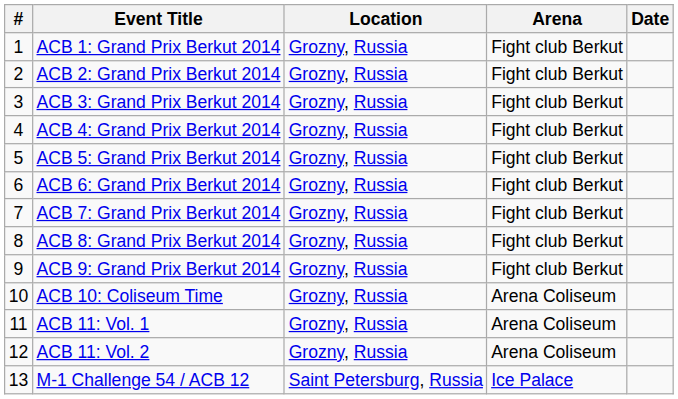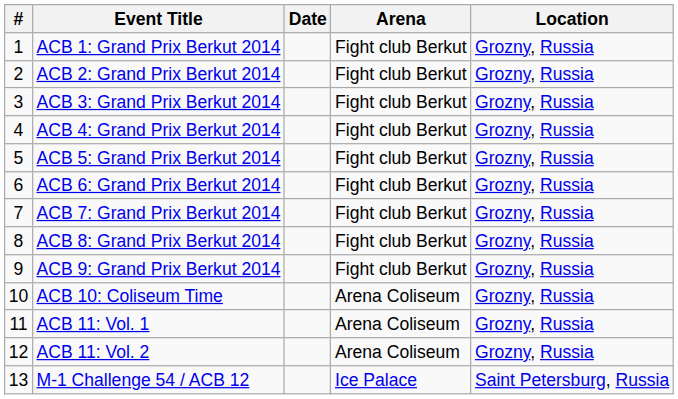columns swapped: (650, 19) <-> (386, 19)
